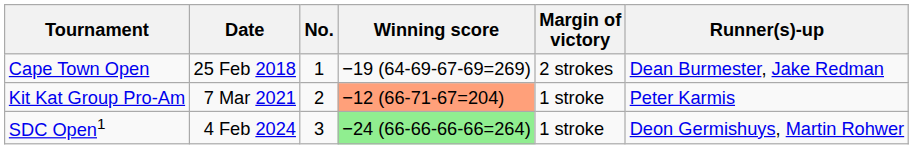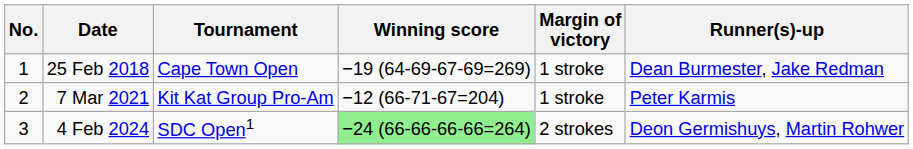columns swapped: (319, 29) <-> (97, 29)
(576, 69) 2 strokes -> (572, 69) 1 stroke
(423, 97) lightsalmon background -> (423, 97) no background
(572, 128) 1 stroke -> (576, 128) 2 strokes
